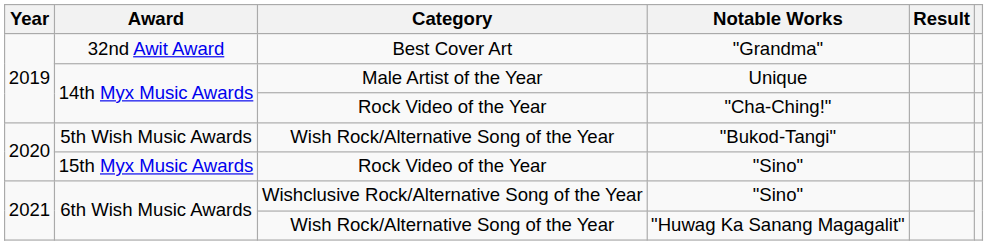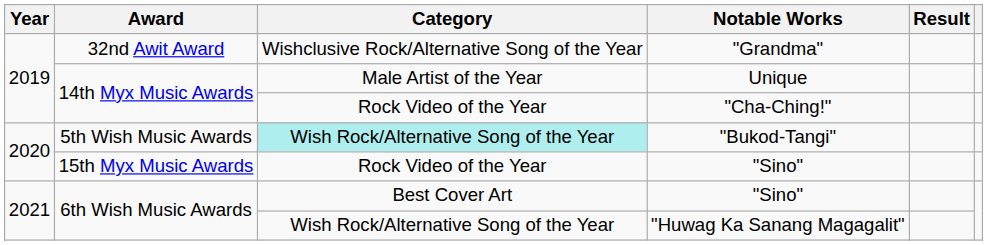(452, 48) Best Cover Art -> (452, 48) Wishclusive Rock/Alternative Song of the Year
(452, 136) no background -> (452, 136) paleturquoise background
(452, 195) Wishclusive Rock/Alternative Song of the Year -> (452, 195) Best Cover Art
